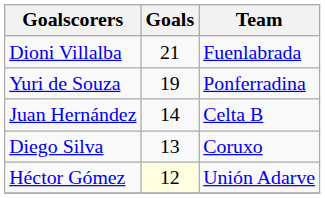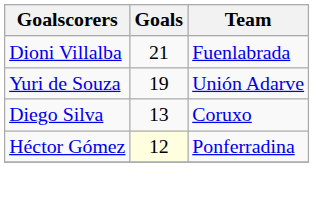(254, 83) Ponferradina -> (248, 83) Unión Adarve
- row: (73, 114)
(259, 177) Unión Adarve -> (243, 146) Ponferradina
